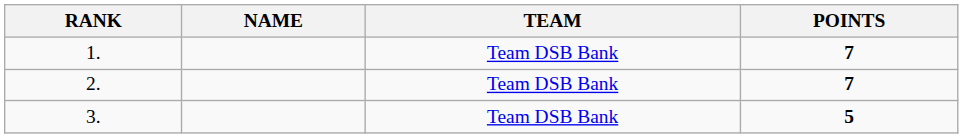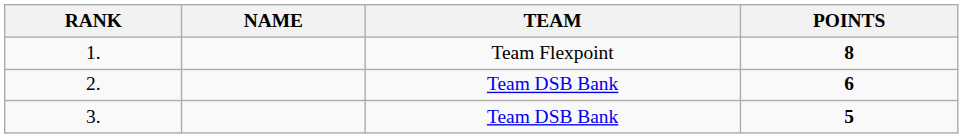(553, 52) Team DSB Bank -> (553, 52) Team Flexpoint
(849, 52) 7 -> (849, 52) 8
(849, 85) 7 -> (849, 85) 6
